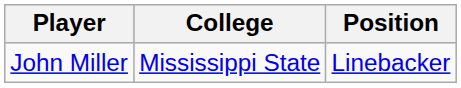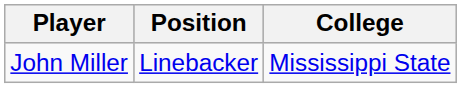columns swapped: (391, 23) <-> (230, 23)
